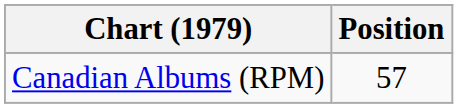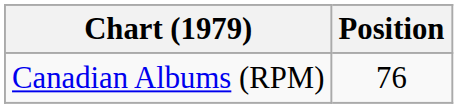(391, 77) 57 -> (391, 77) 76
